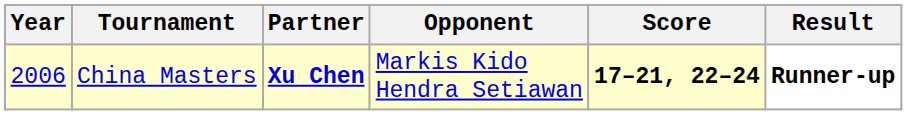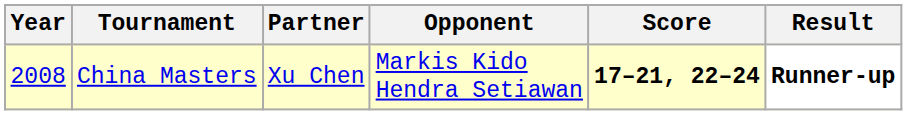(38, 77) 2006 -> (38, 77) 2008
(316, 77) bold -> (316, 77) normal
